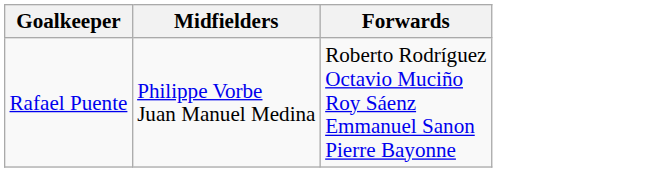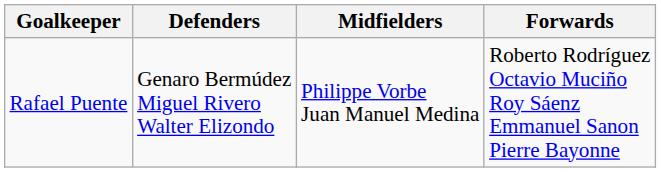+ column: (214, 21)
